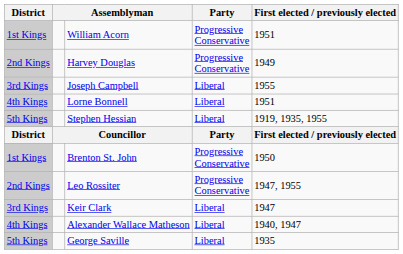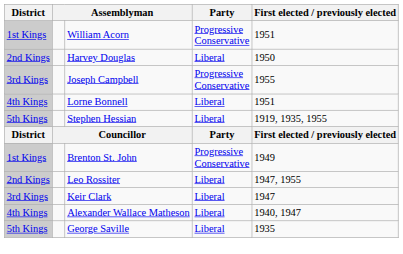(222, 63) Progressive Conservative -> (210, 57) Liberal
(265, 63) 1949 -> (265, 57) 1950
(210, 85) Liberal -> (222, 79) Progressive Conservative
(265, 157) 1950 -> (265, 157) 1949
(222, 185) Progressive Conservative -> (210, 179) Liberal
